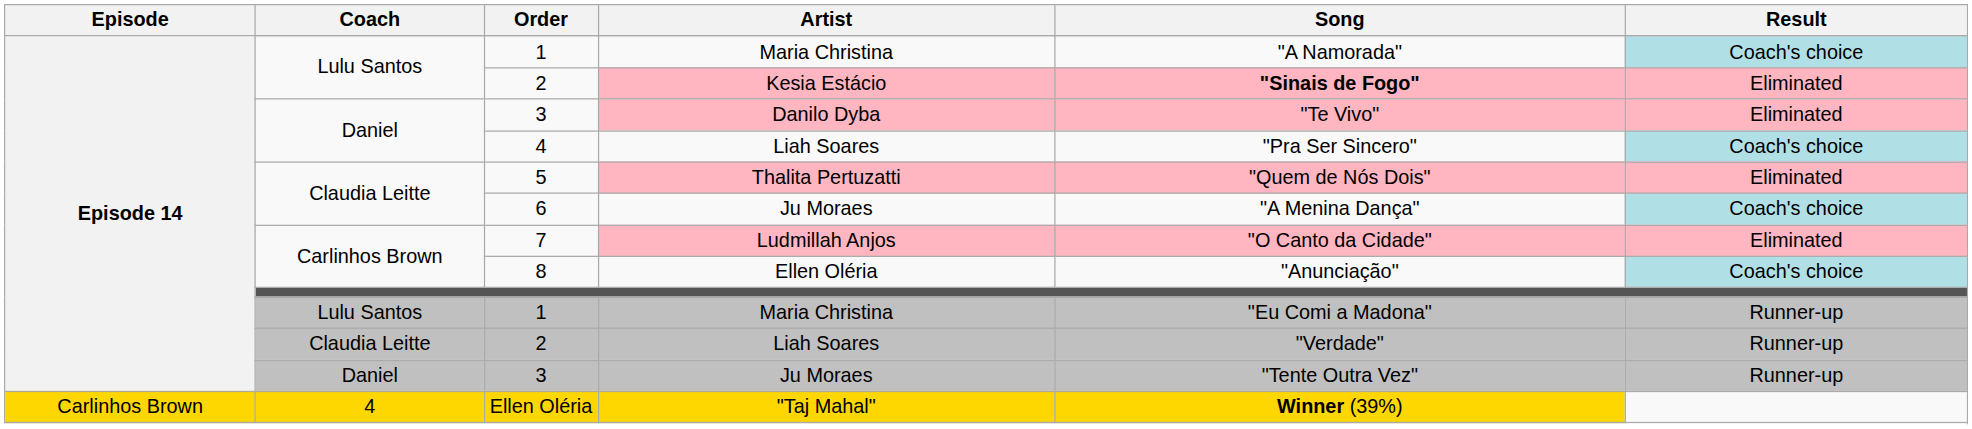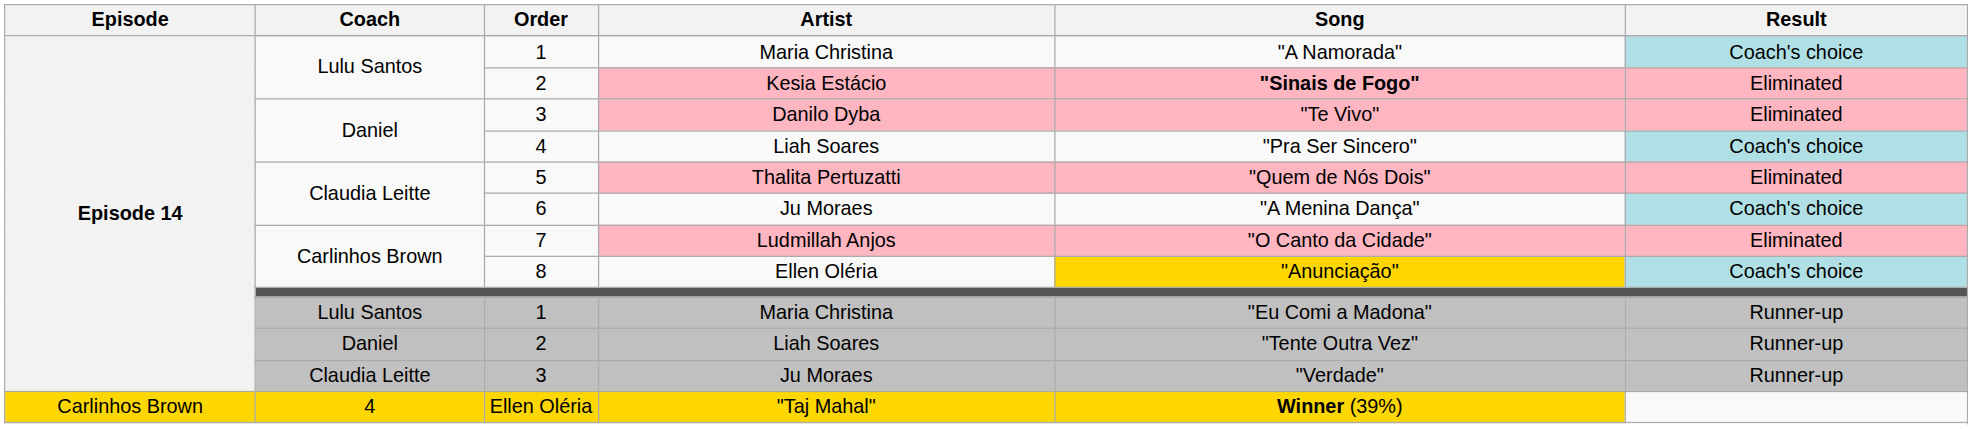(1340, 271) no background -> (1340, 271) gold background
(370, 344) Claudia Leitte -> (370, 344) Daniel
(1340, 344) "Verdade" -> (1340, 344) "Tente Outra Vez"
(370, 375) Daniel -> (370, 375) Claudia Leitte
(1340, 375) "Tente Outra Vez" -> (1340, 375) "Verdade"
